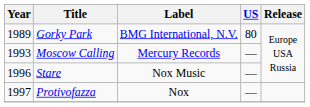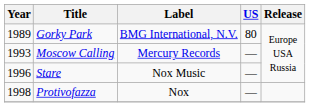(19, 92) 1997 -> (19, 92) 1998
